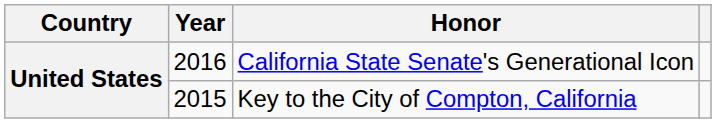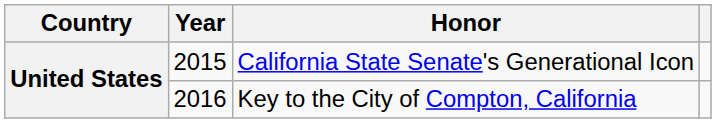(200, 61) 2016 -> (200, 61) 2015
(200, 99) 2015 -> (200, 99) 2016
